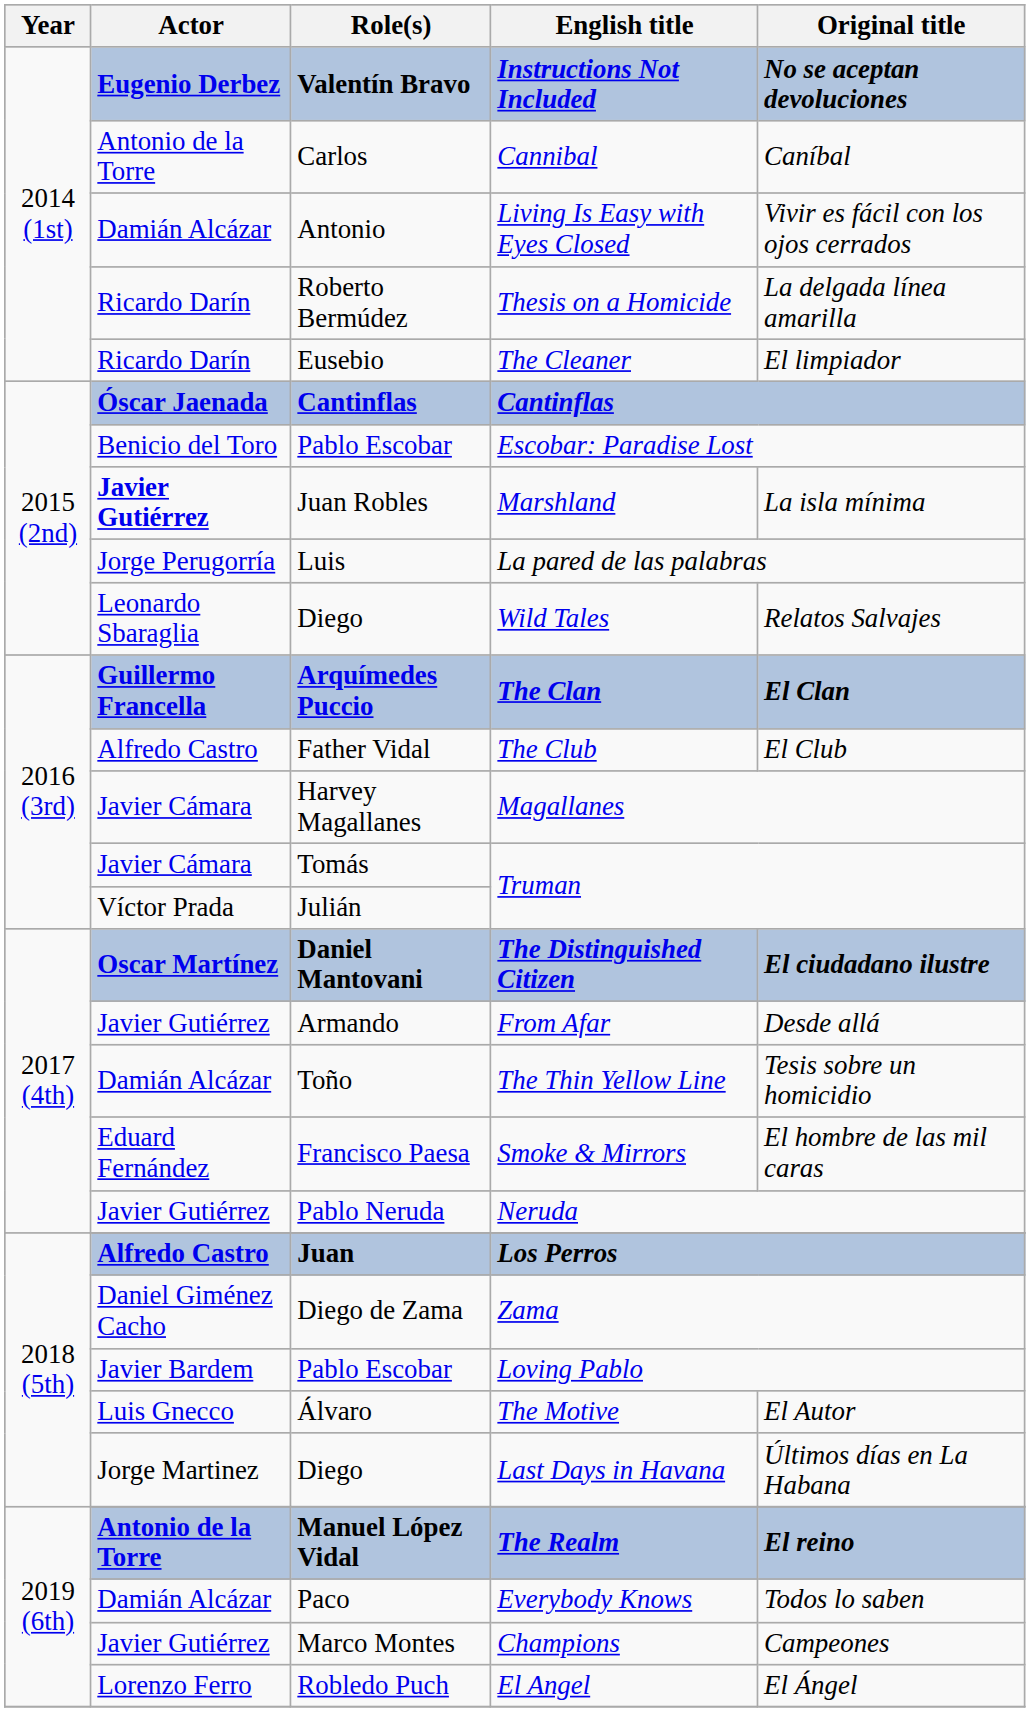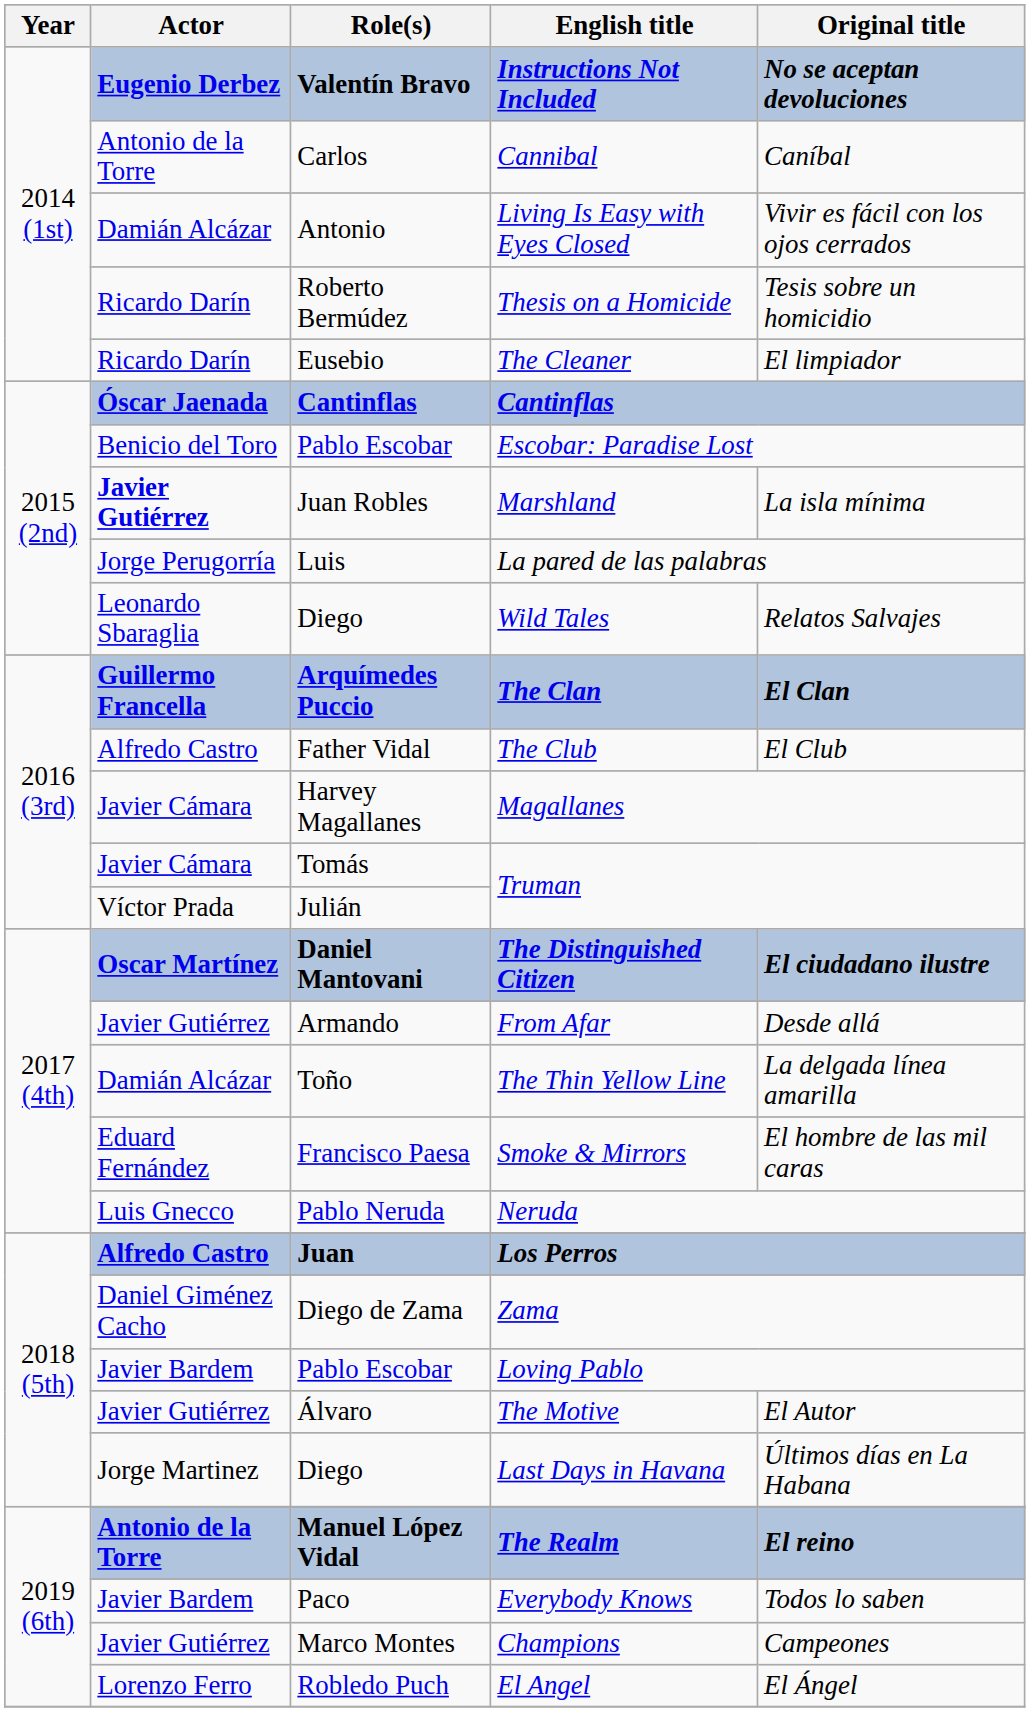(855, 302) La delgada línea amarilla -> (840, 302) Tesis sobre un homicidio
(840, 1080) Tesis sobre un homicidio -> (855, 1080) La delgada línea amarilla
(184, 1211) Javier Gutiérrez -> (166, 1211) Luis Gnecco
(166, 1411) Luis Gnecco -> (184, 1411) Javier Gutiérrez
(184, 1600) Damián Alcázar -> (175, 1600) Javier Bardem
